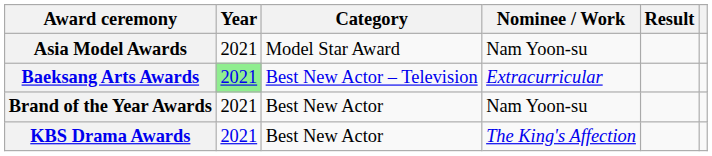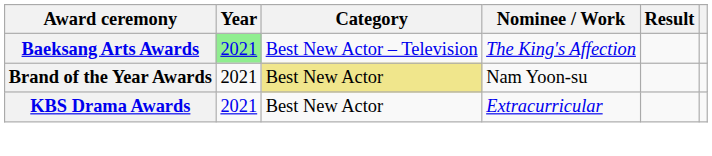- row: (110, 48)
(544, 77) Extracurricular -> (561, 48) The King's Affection
(324, 106) no background -> (324, 77) khaki background
(561, 135) The King's Affection -> (544, 106) Extracurricular
